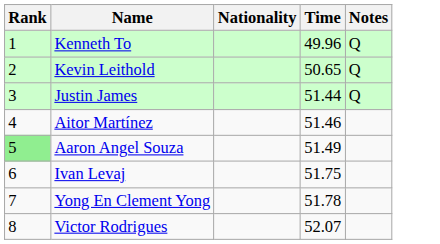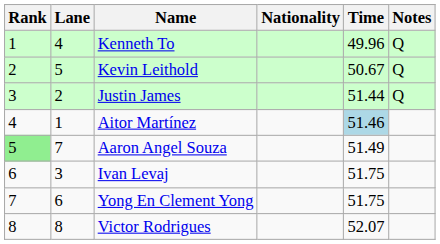+ column: (72, 17)
(323, 69) 50.65 -> (366, 69) 50.67
(323, 122) no background -> (366, 122) lightblue background
(323, 200) 51.78 -> (366, 200) 51.75
